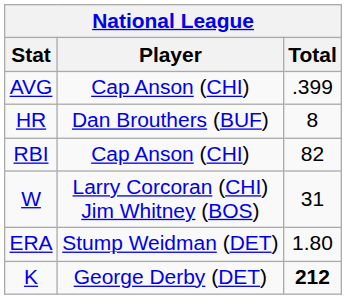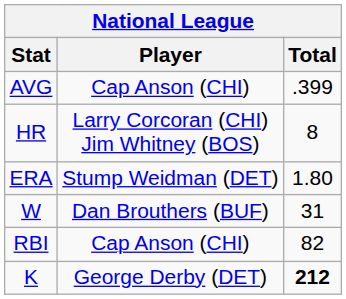(170, 120) Dan Brouthers (BUF) -> (170, 132) Larry Corcoran (CHI) Jim Whitney (BOS)
rows swapped: (31, 154) <-> (31, 244)
(170, 199) Larry Corcoran (CHI) Jim Whitney (BOS) -> (170, 210) Dan Brouthers (BUF)
